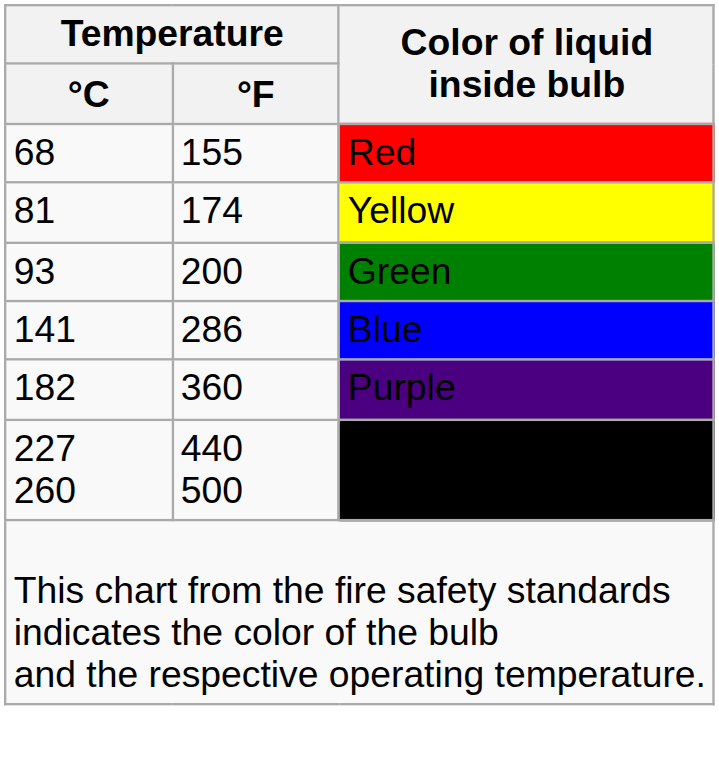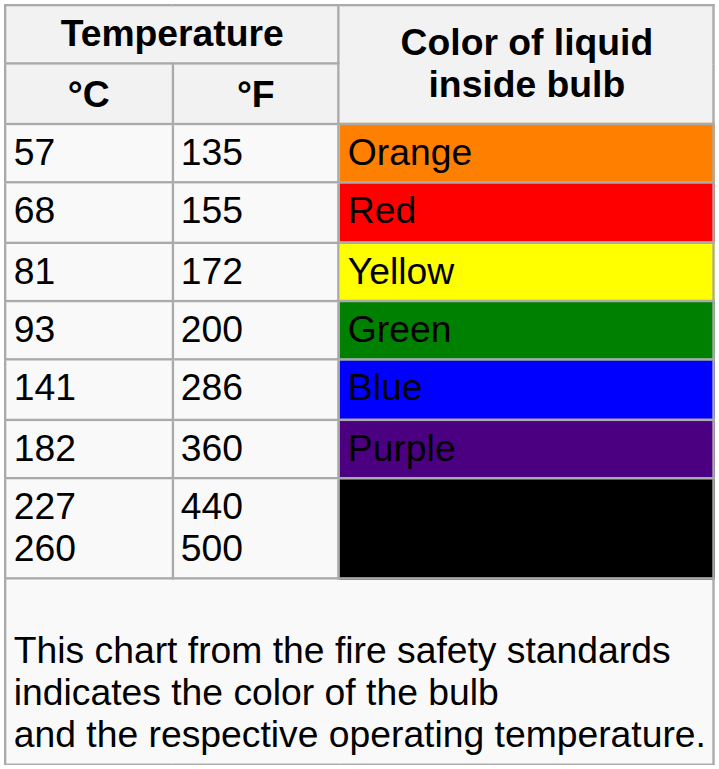+ row: (410, 152)
(212, 211) 174 -> (212, 270) 172
